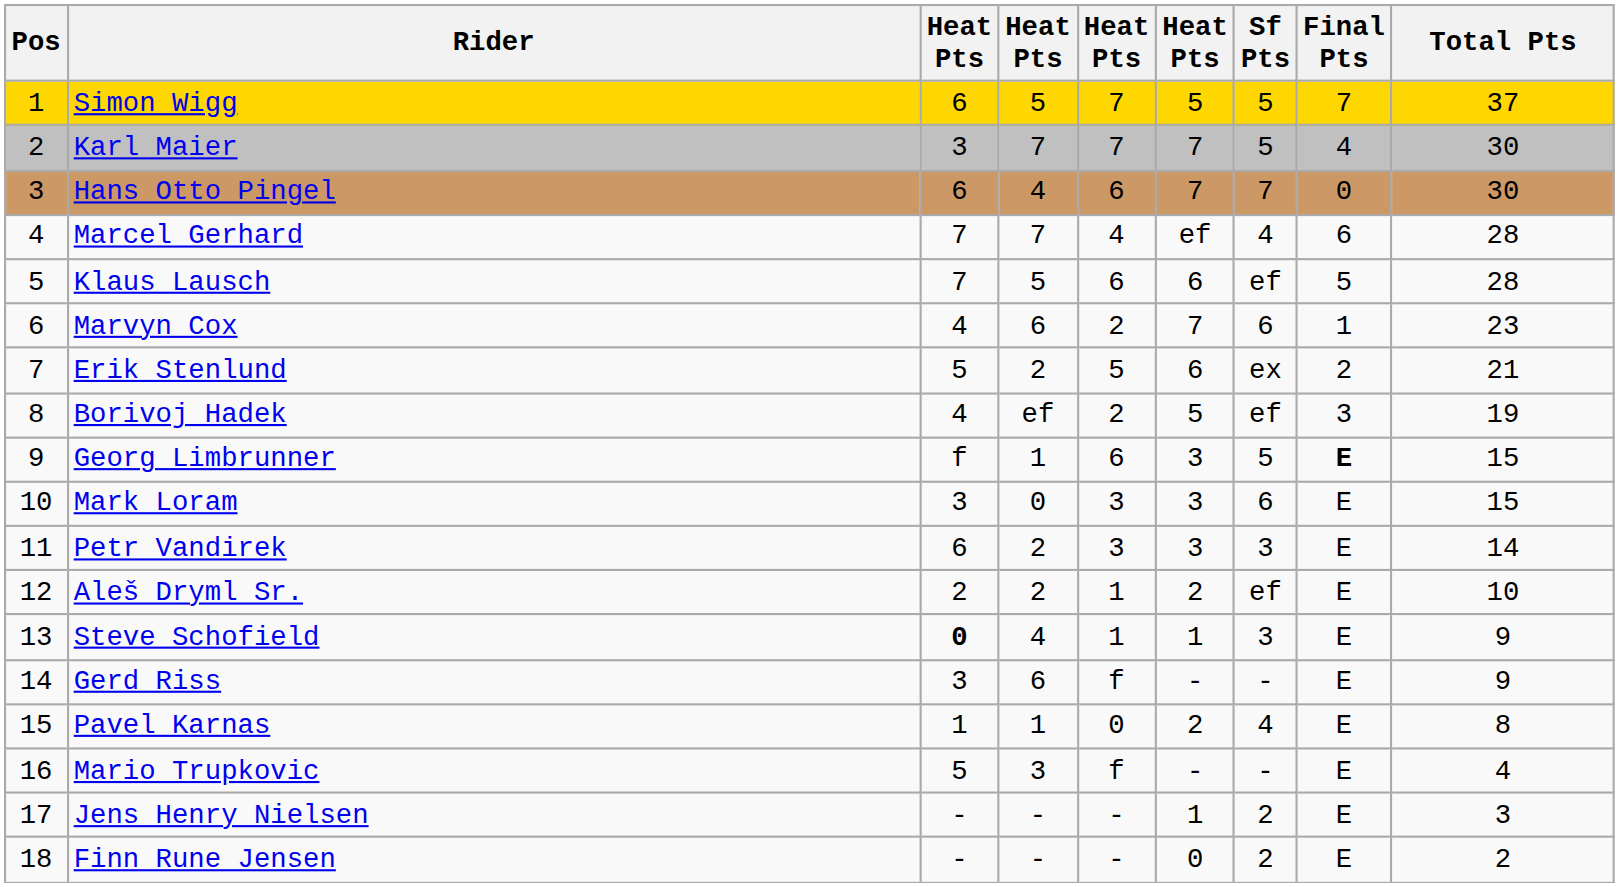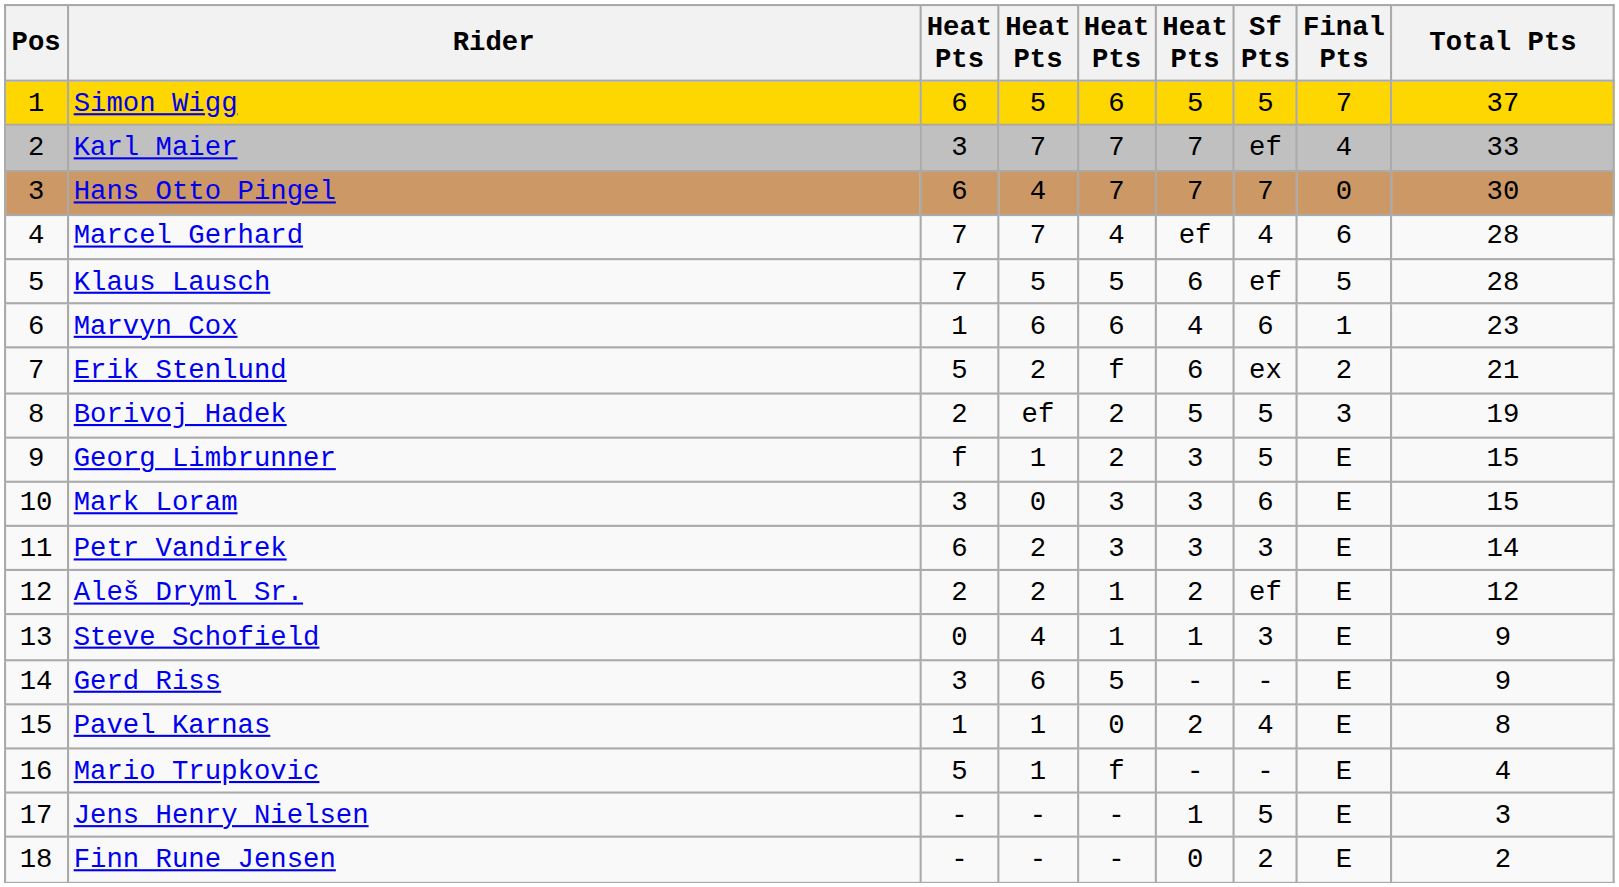(1117, 103) 7 -> (1117, 103) 6
(1265, 148) 5 -> (1265, 148) ef
(1503, 148) 30 -> (1503, 148) 33
(1117, 192) 6 -> (1117, 192) 7
(1117, 281) 6 -> (1117, 281) 5
(959, 326) 4 -> (959, 326) 1
(1117, 326) 2 -> (1117, 326) 6
(1195, 326) 7 -> (1195, 326) 4
(1117, 370) 5 -> (1117, 370) f
(959, 415) 4 -> (959, 415) 2
(1265, 415) ef -> (1265, 415) 5
(1117, 459) 6 -> (1117, 459) 2
(1344, 459) bold -> (1344, 459) normal
(1503, 593) 10 -> (1503, 593) 12
(959, 637) bold -> (959, 637) normal
(1117, 682) f -> (1117, 682) 5
(1038, 771) 3 -> (1038, 771) 1
(1265, 815) 2 -> (1265, 815) 5
